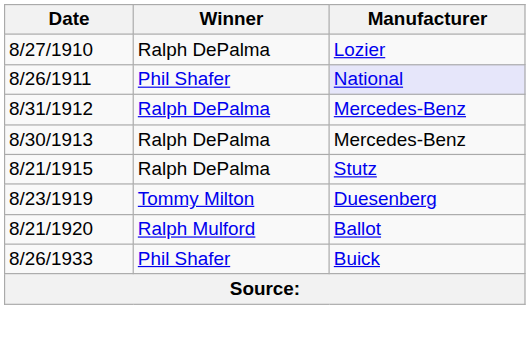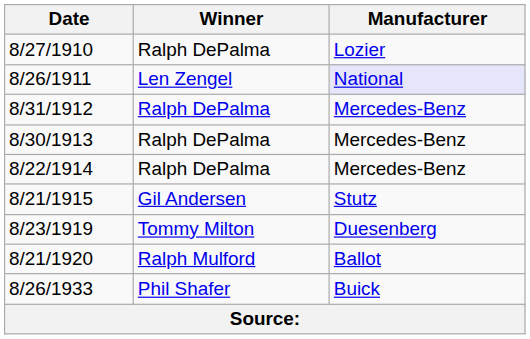(184, 79) Phil Shafer -> (185, 79) Len Zengel
+ row: (51, 169)
(204, 169) Ralph DePalma -> (192, 199) Gil Andersen
